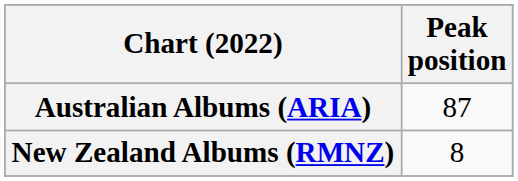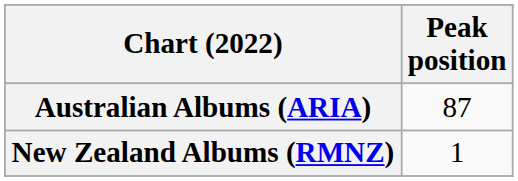(457, 152) 8 -> (457, 152) 1
